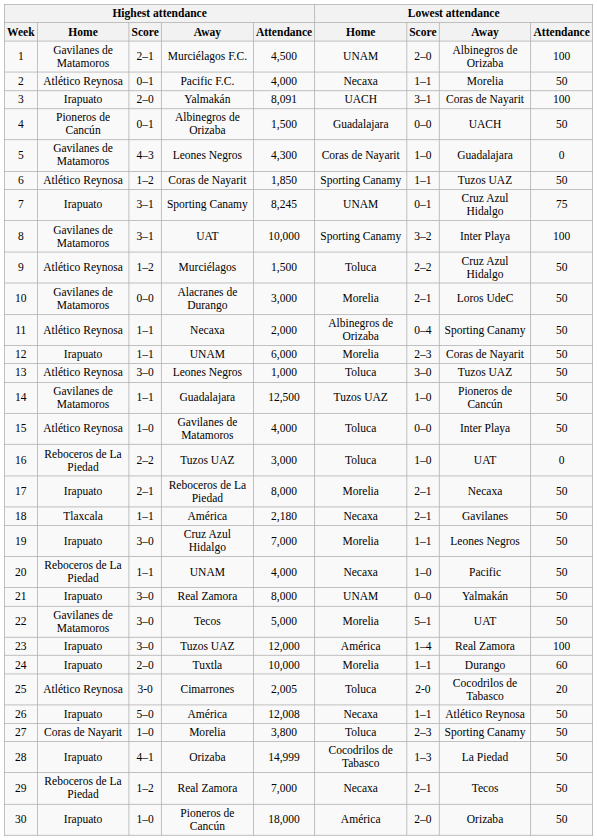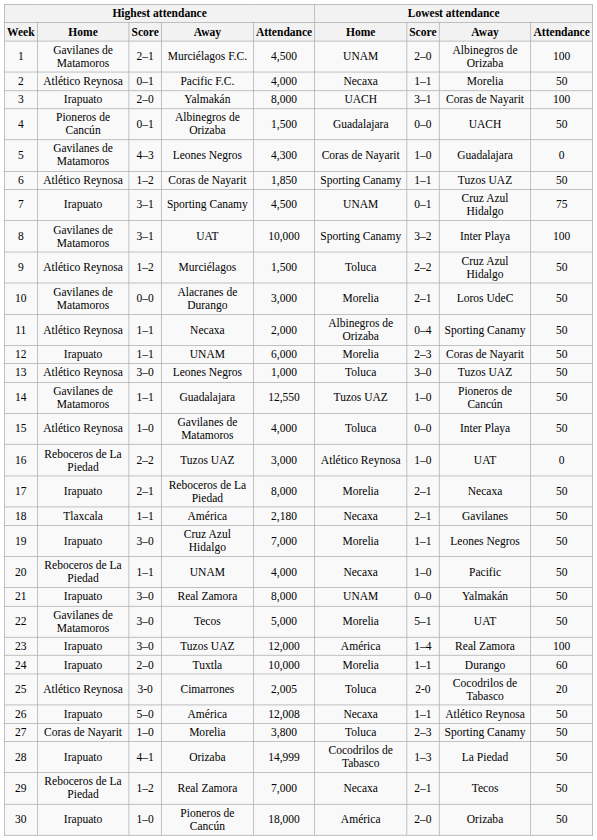(284, 99) 8,091 -> (284, 99) 8,000
(284, 205) 8,245 -> (284, 205) 4,500
(284, 397) 12,500 -> (284, 397) 12,550
(361, 460) Toluca -> (361, 460) Atlético Reynosa
